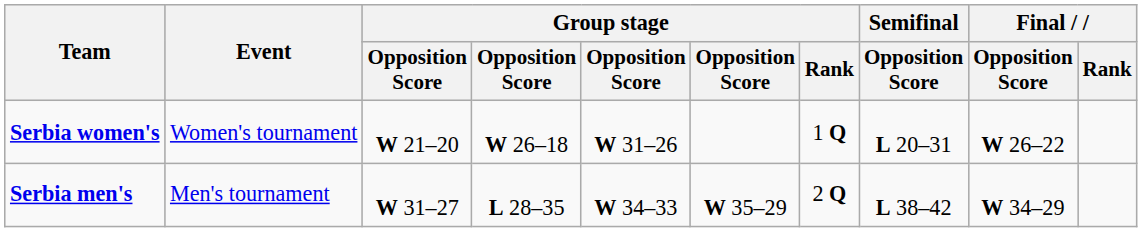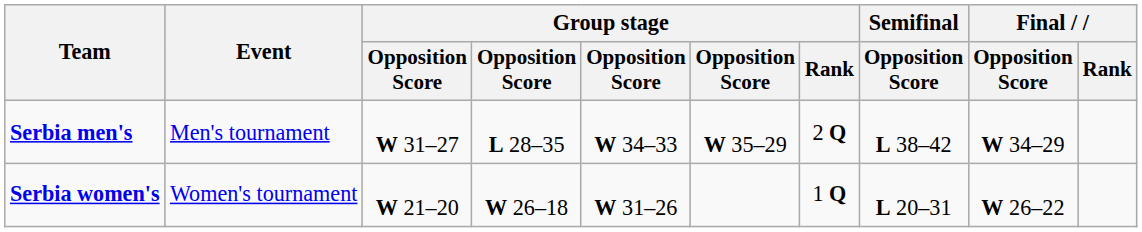rows swapped: (71, 194) <-> (85, 132)
